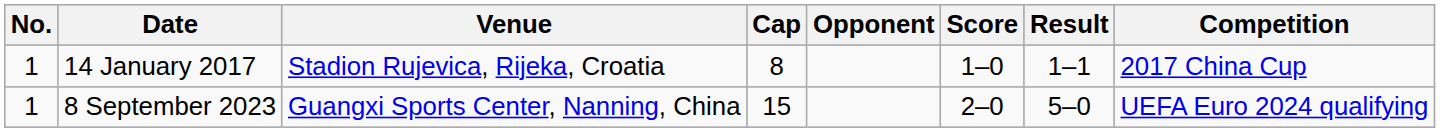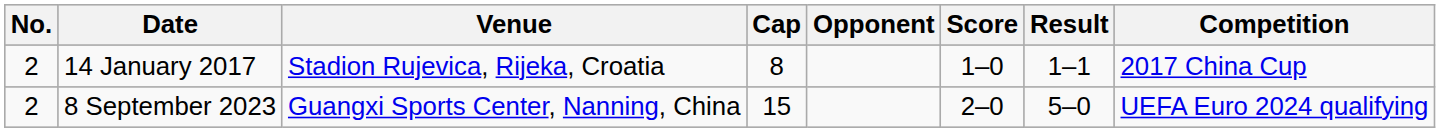(31, 65) 1 -> (31, 65) 2
(31, 106) 1 -> (31, 106) 2
